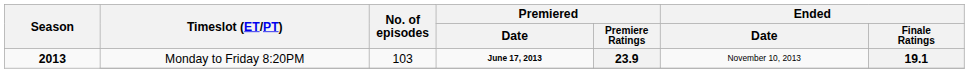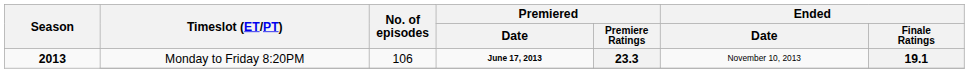(403, 58) 103 -> (403, 58) 106
(627, 58) 23.9 -> (627, 58) 23.3
